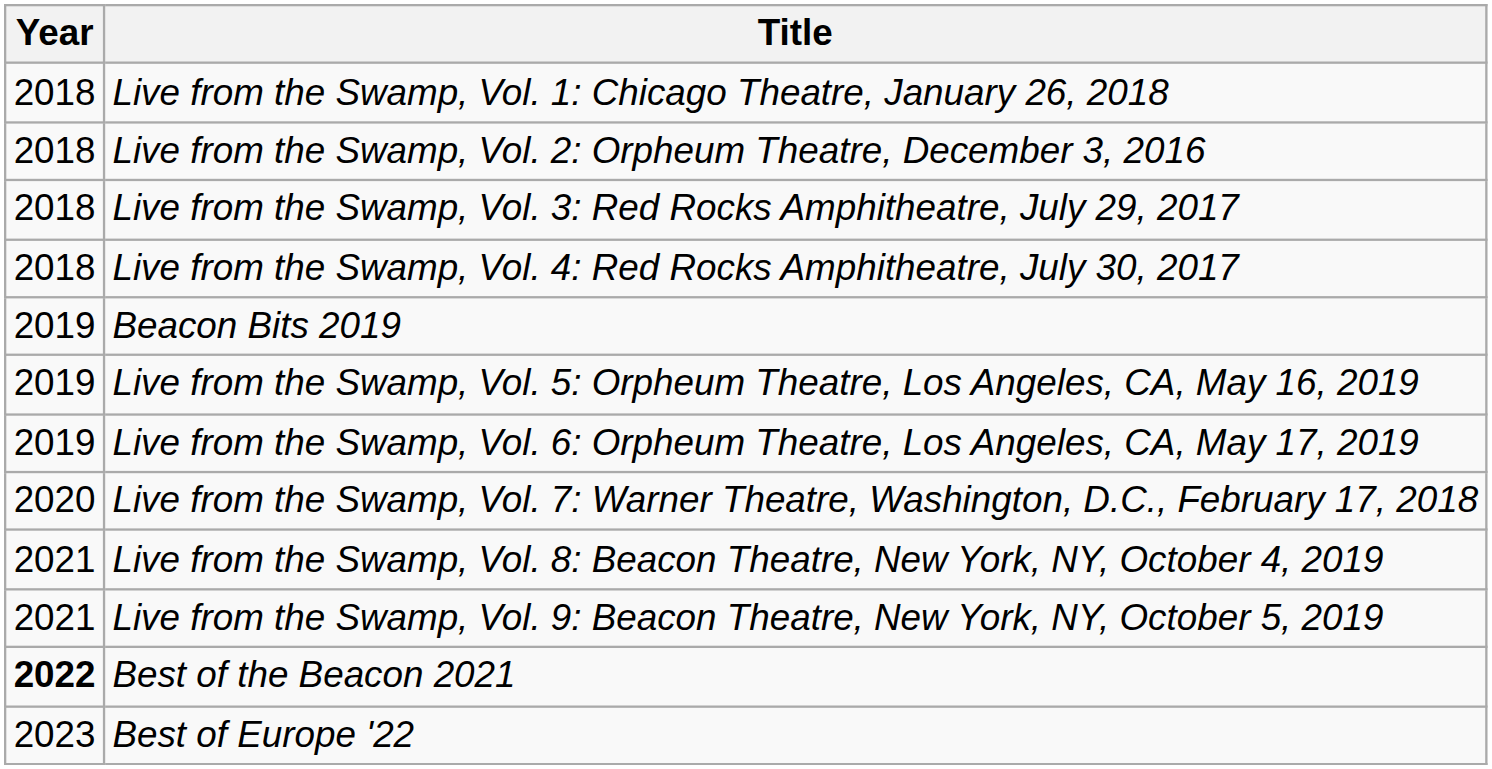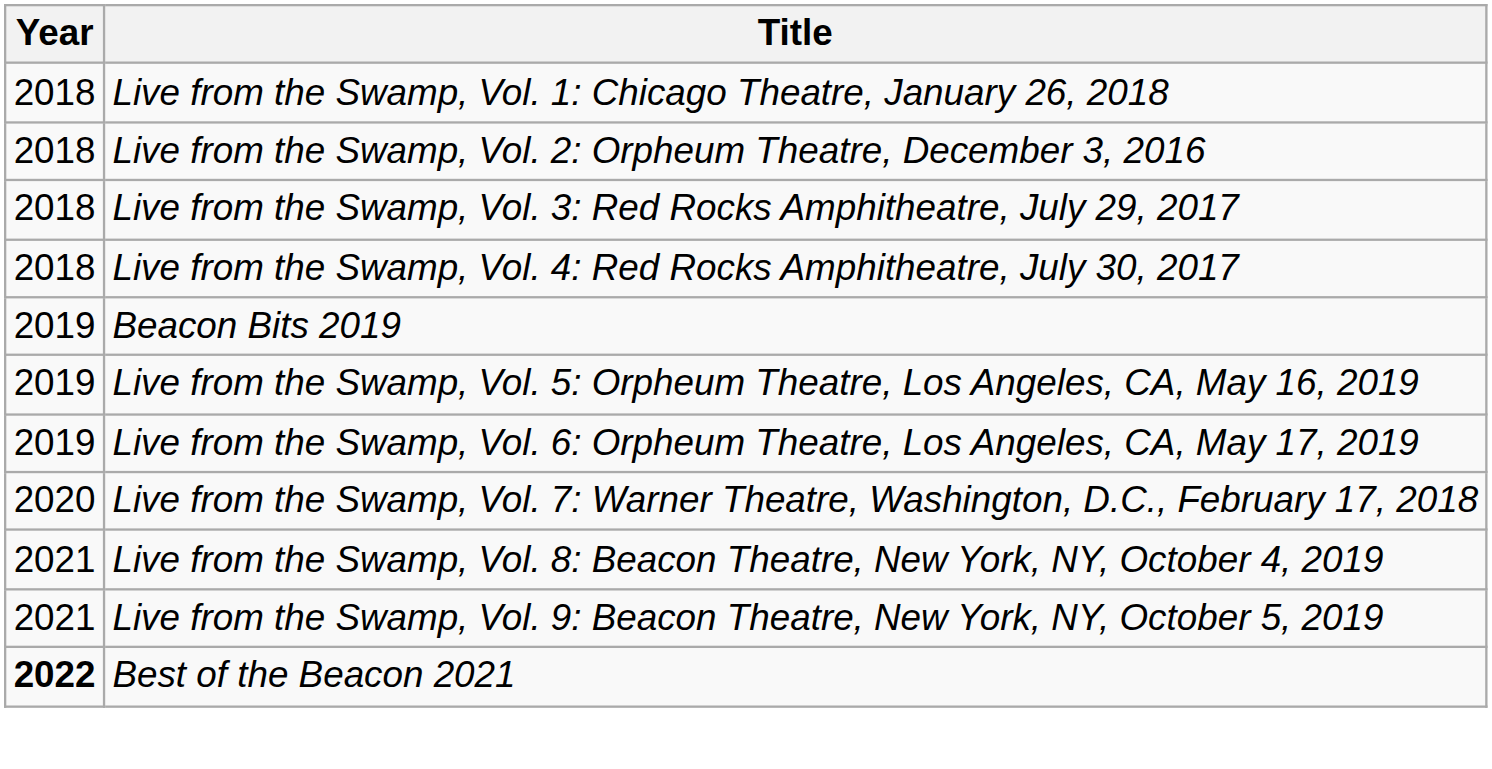- row: (263, 734)
